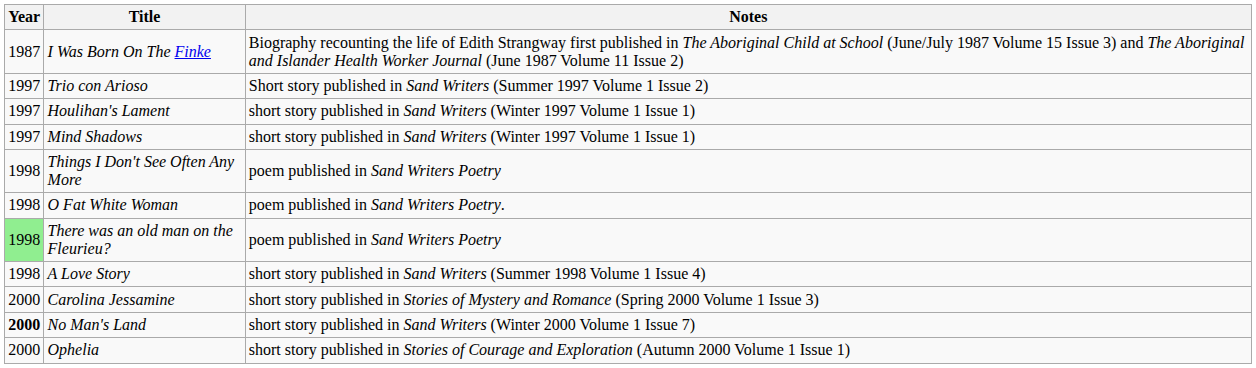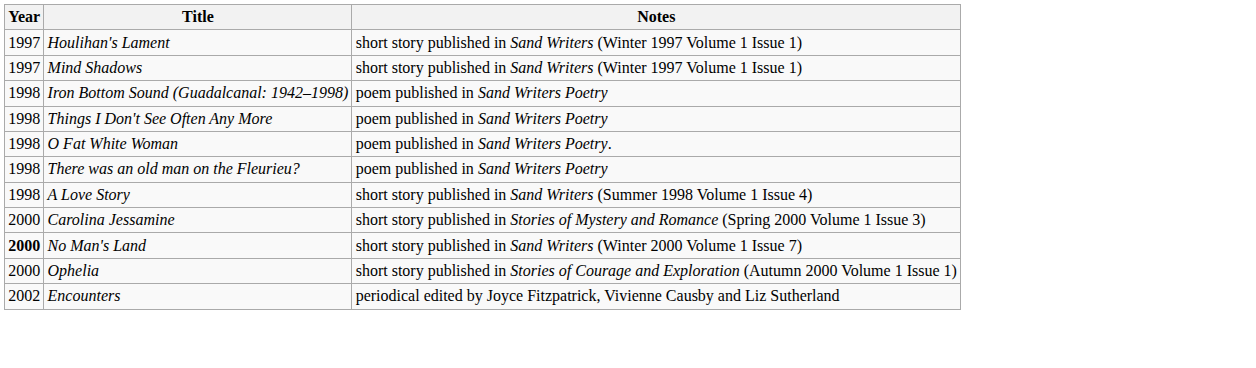- row: (129, 51)
- row: (98, 85)
+ row: (198, 93)
(24, 239) lightgreen background -> (24, 169) no background
+ row: (84, 296)
